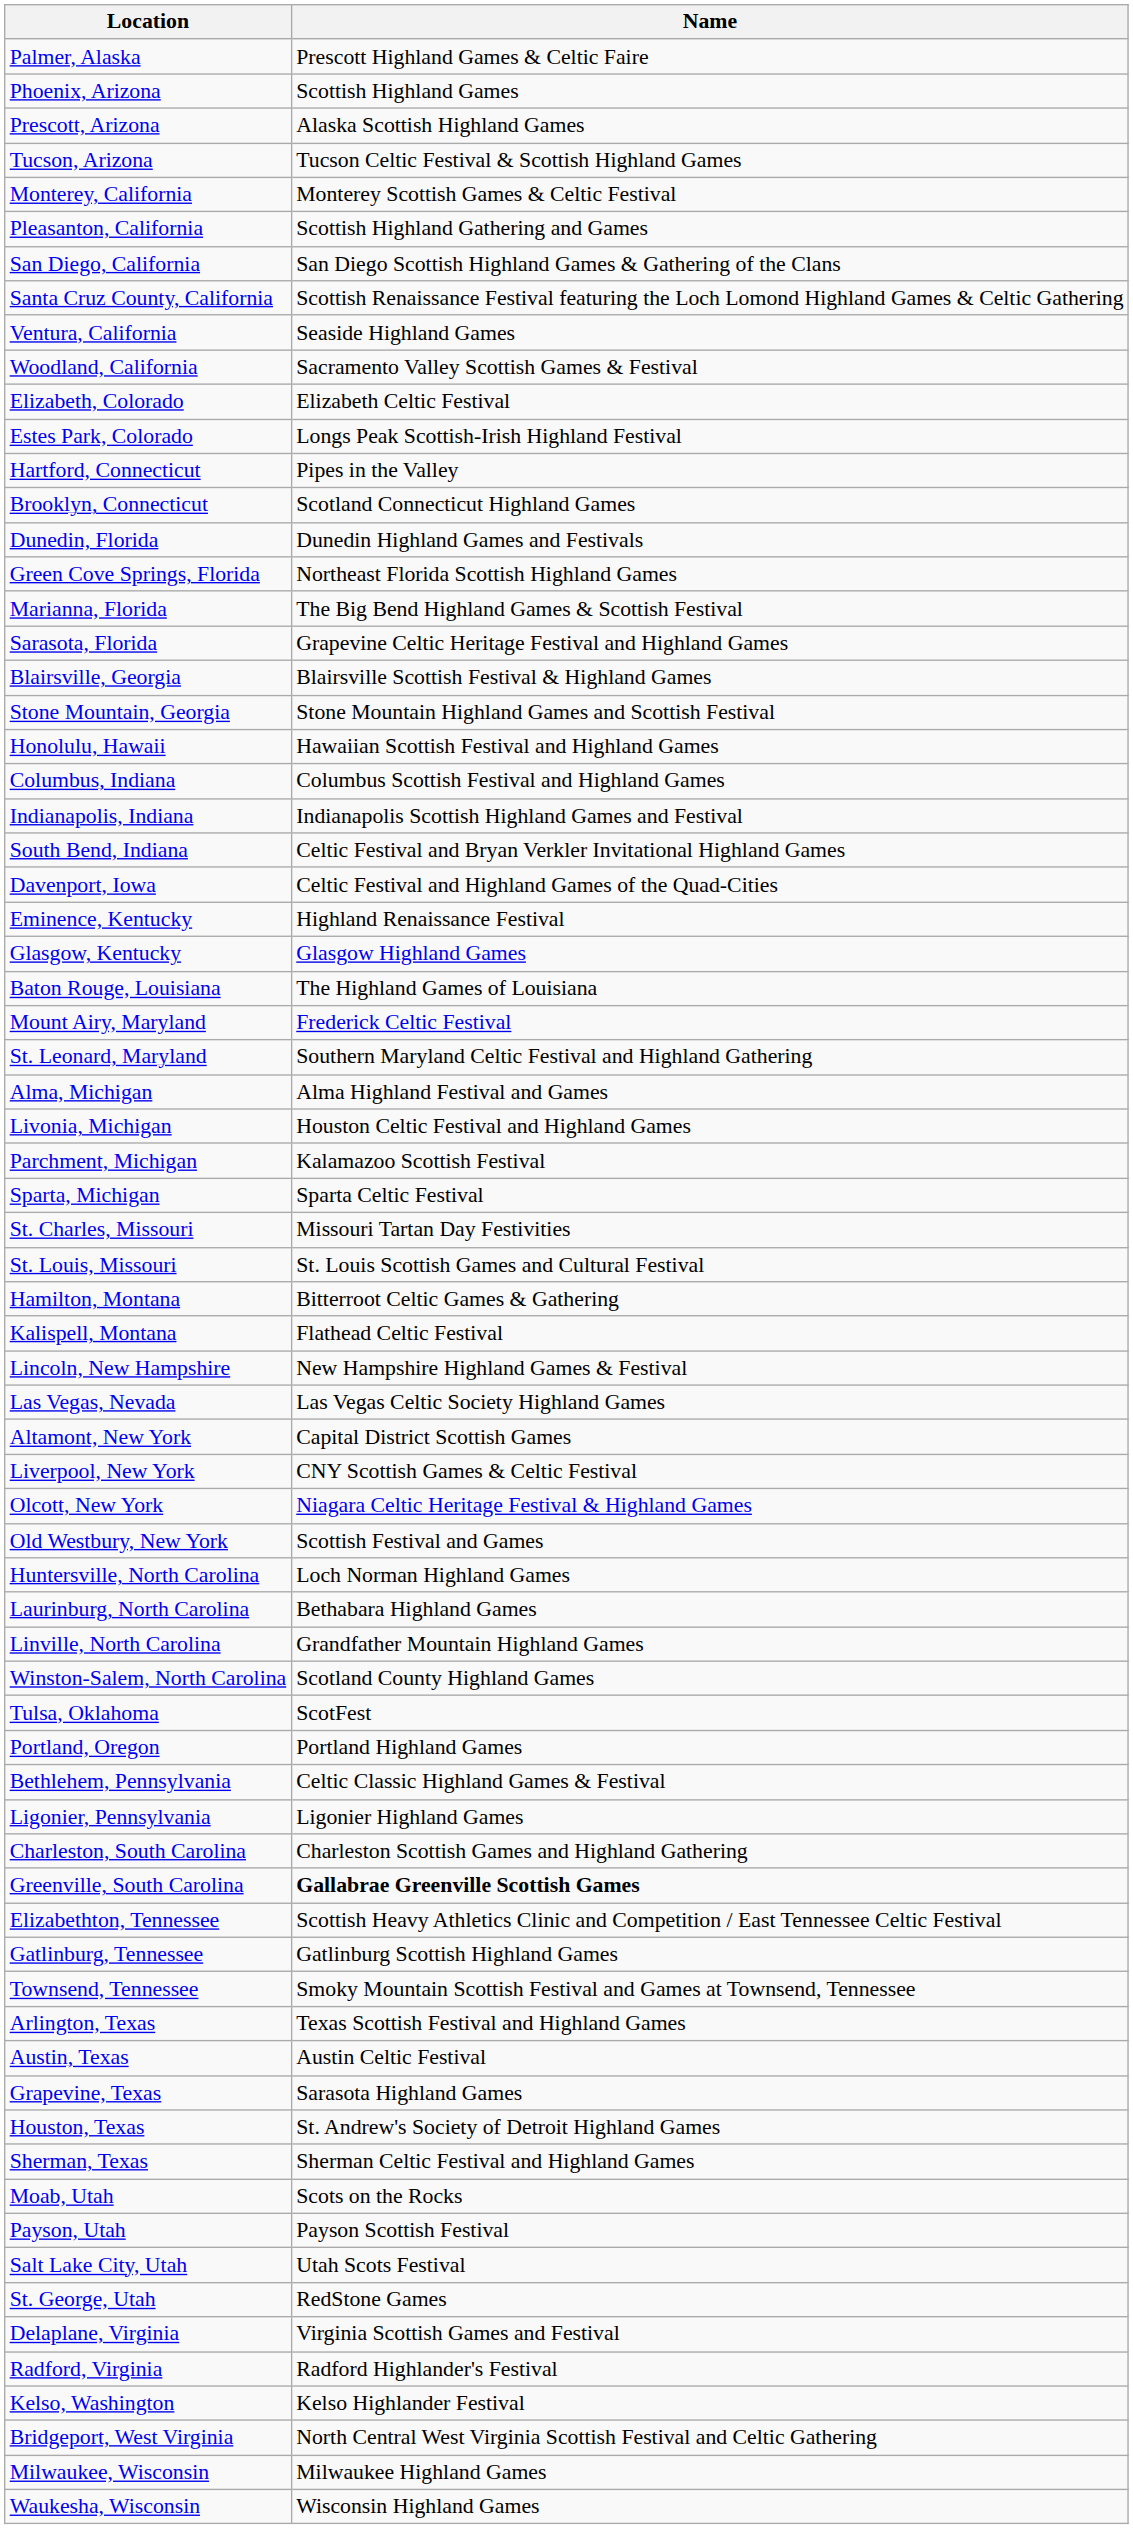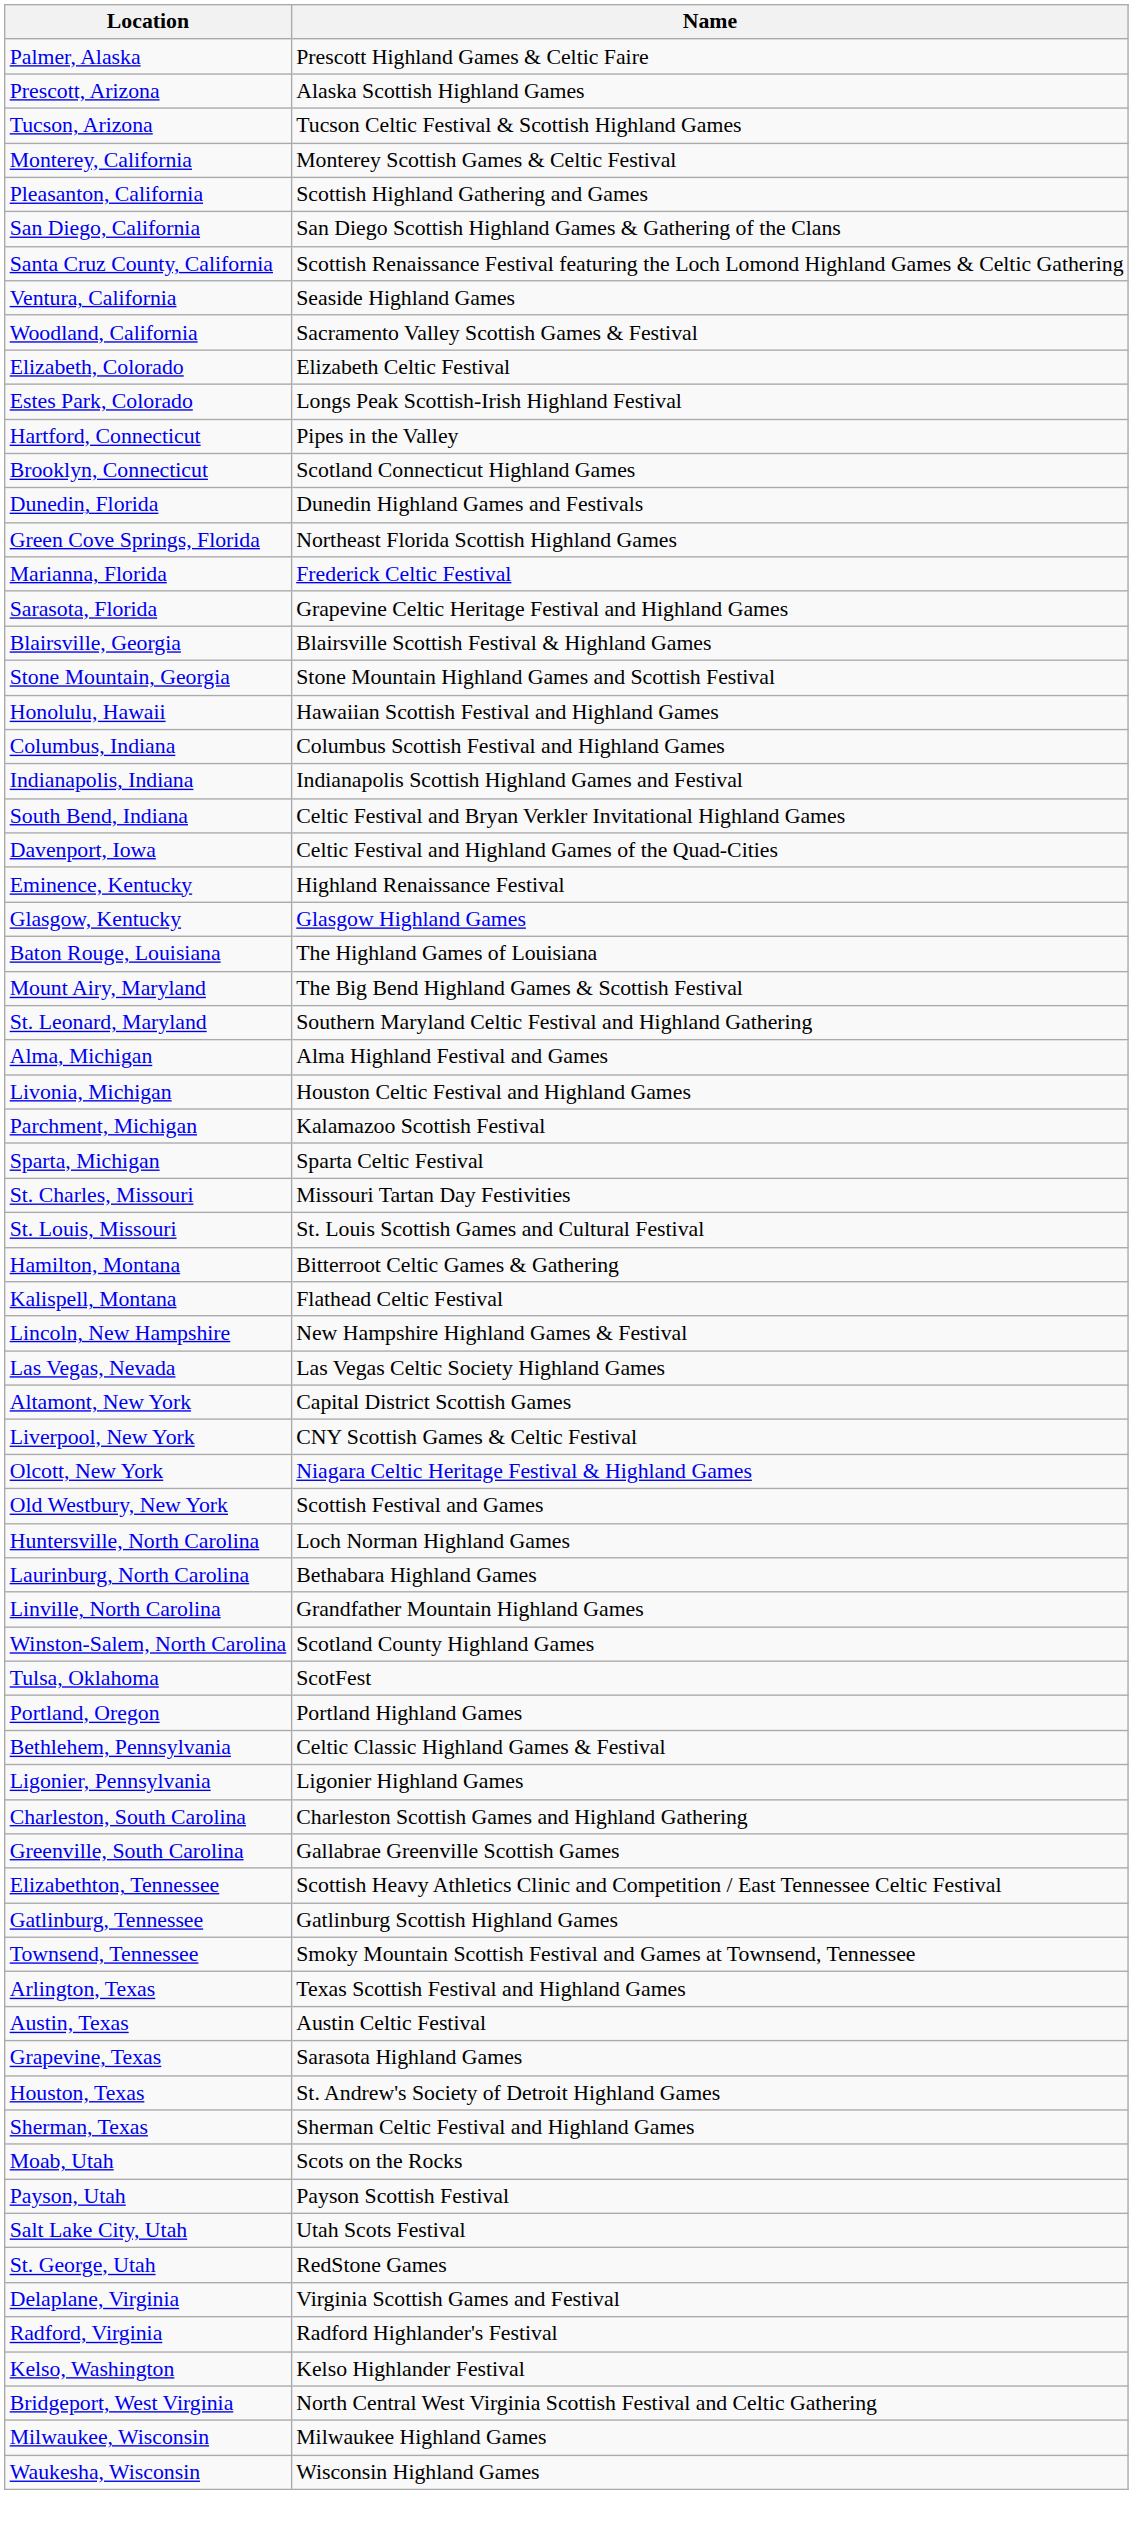- row: (85, 90)
(520, 608) The Big Bend Highland Games & Scottish Festival -> (404, 573) Frederick Celtic Festival
(404, 1022) Frederick Celtic Festival -> (520, 988) The Big Bend Highland Games & Scottish Festival
(468, 1885) bold -> (458, 1850) normal
